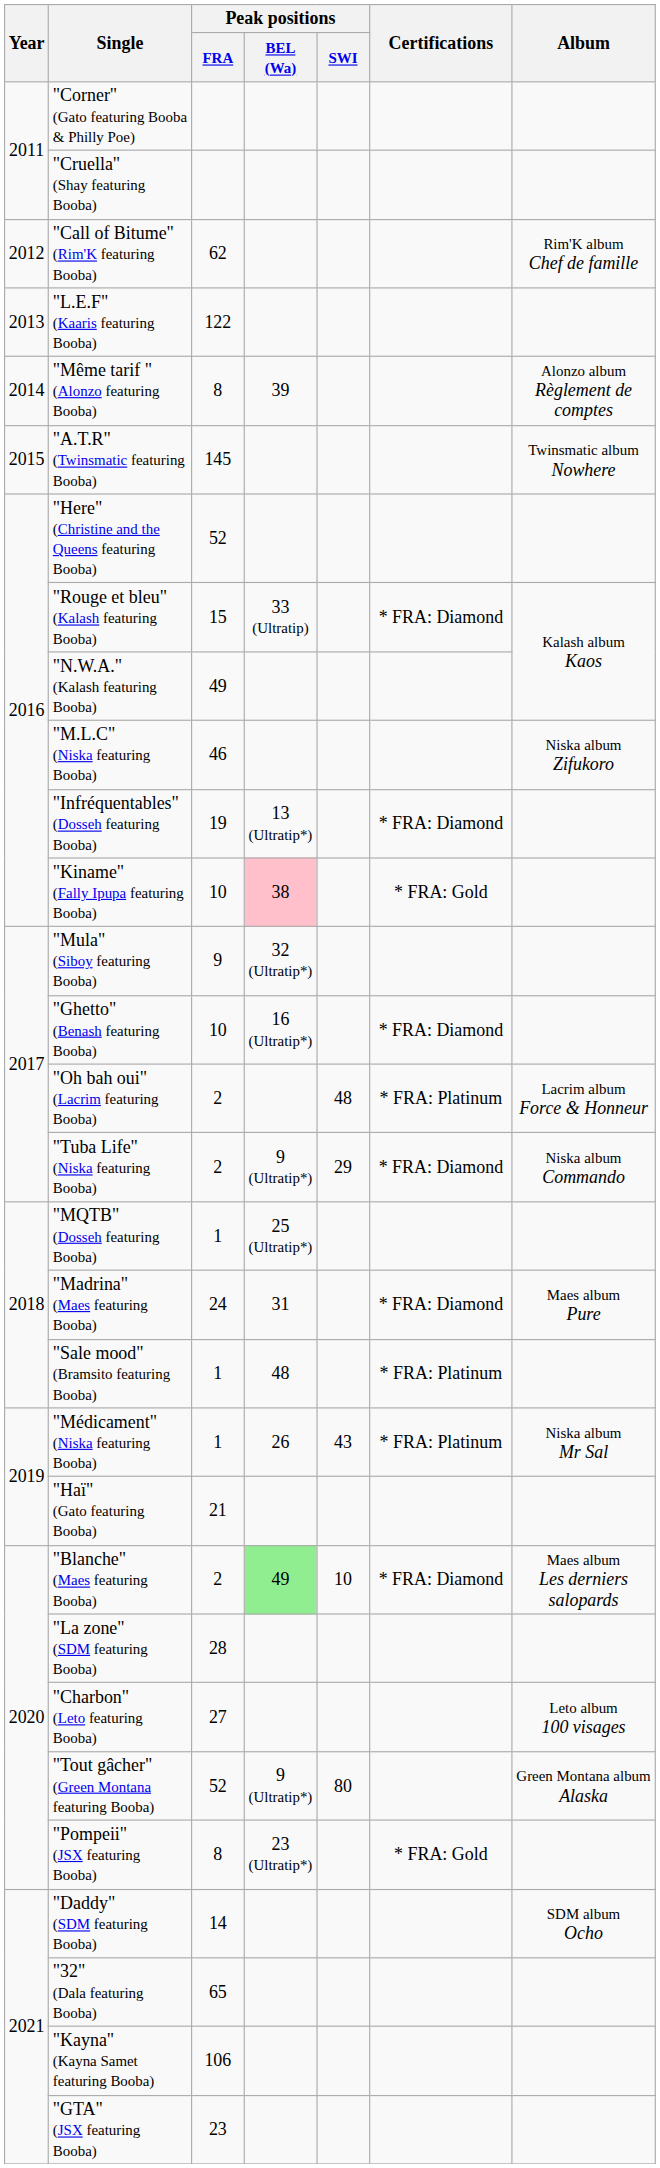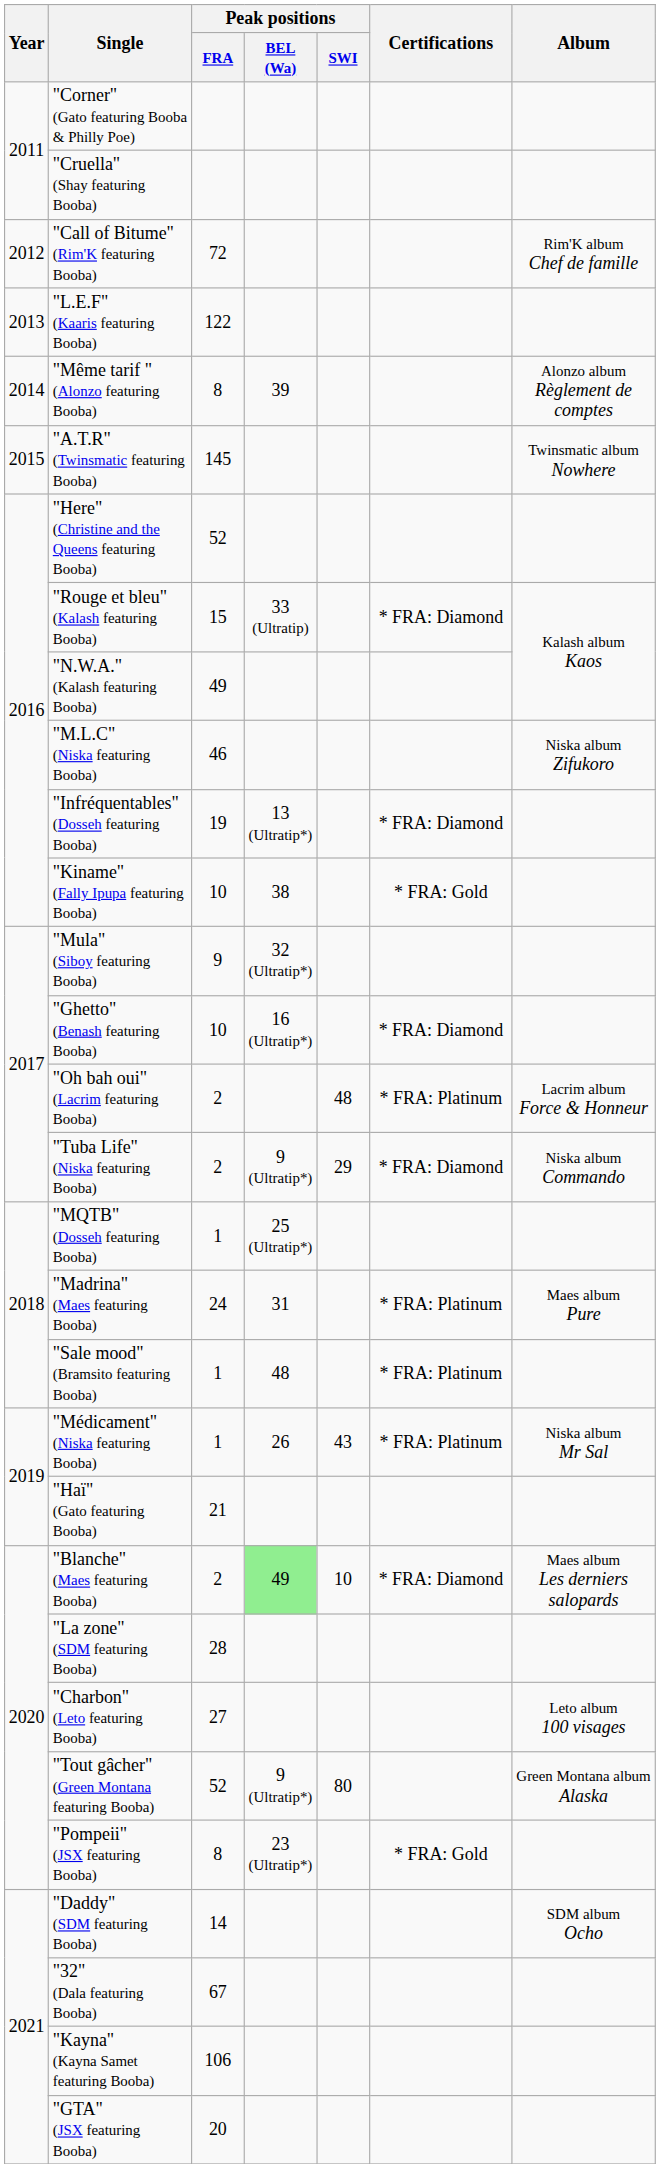(218, 253) 62 -> (218, 253) 72
(280, 892) pink background -> (280, 892) no background
(441, 1304) * FRA: Diamond -> (441, 1304) * FRA: Platinum
(218, 1992) 65 -> (218, 1992) 67
(218, 2129) 23 -> (218, 2129) 20
